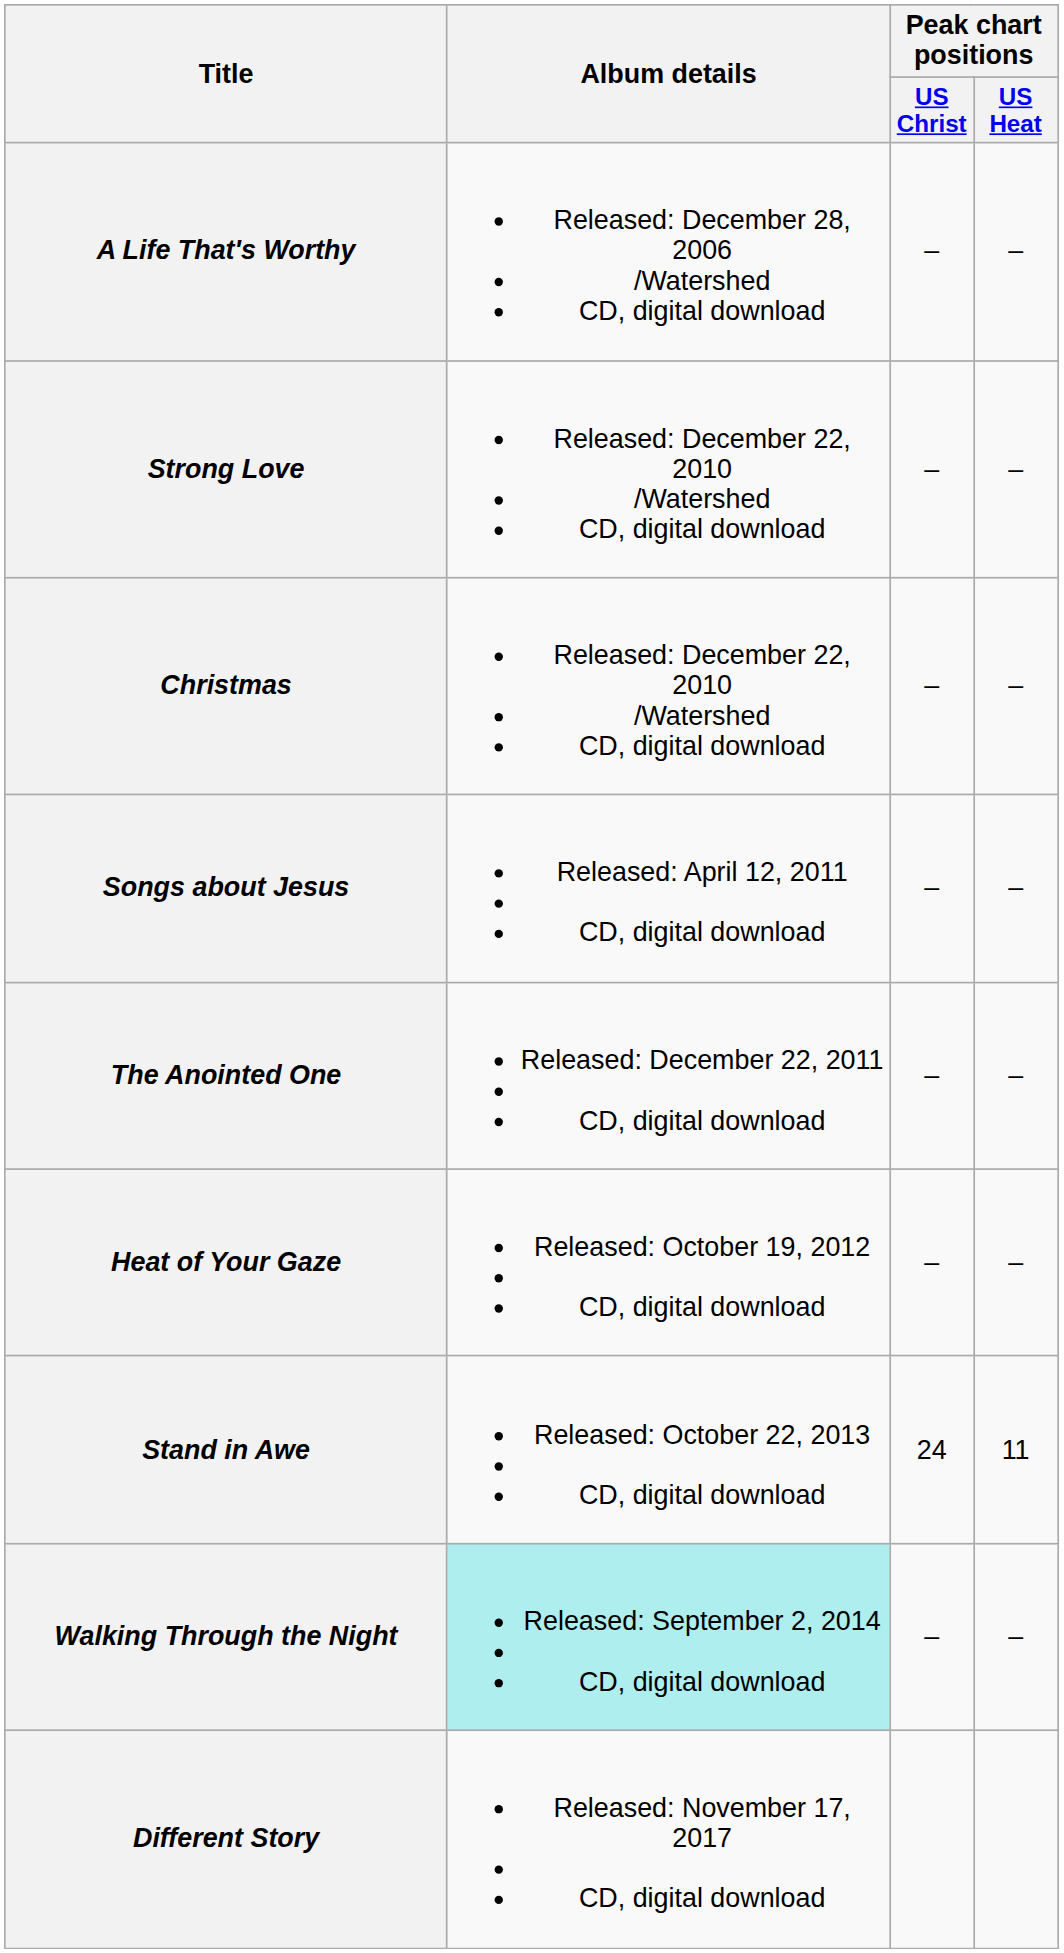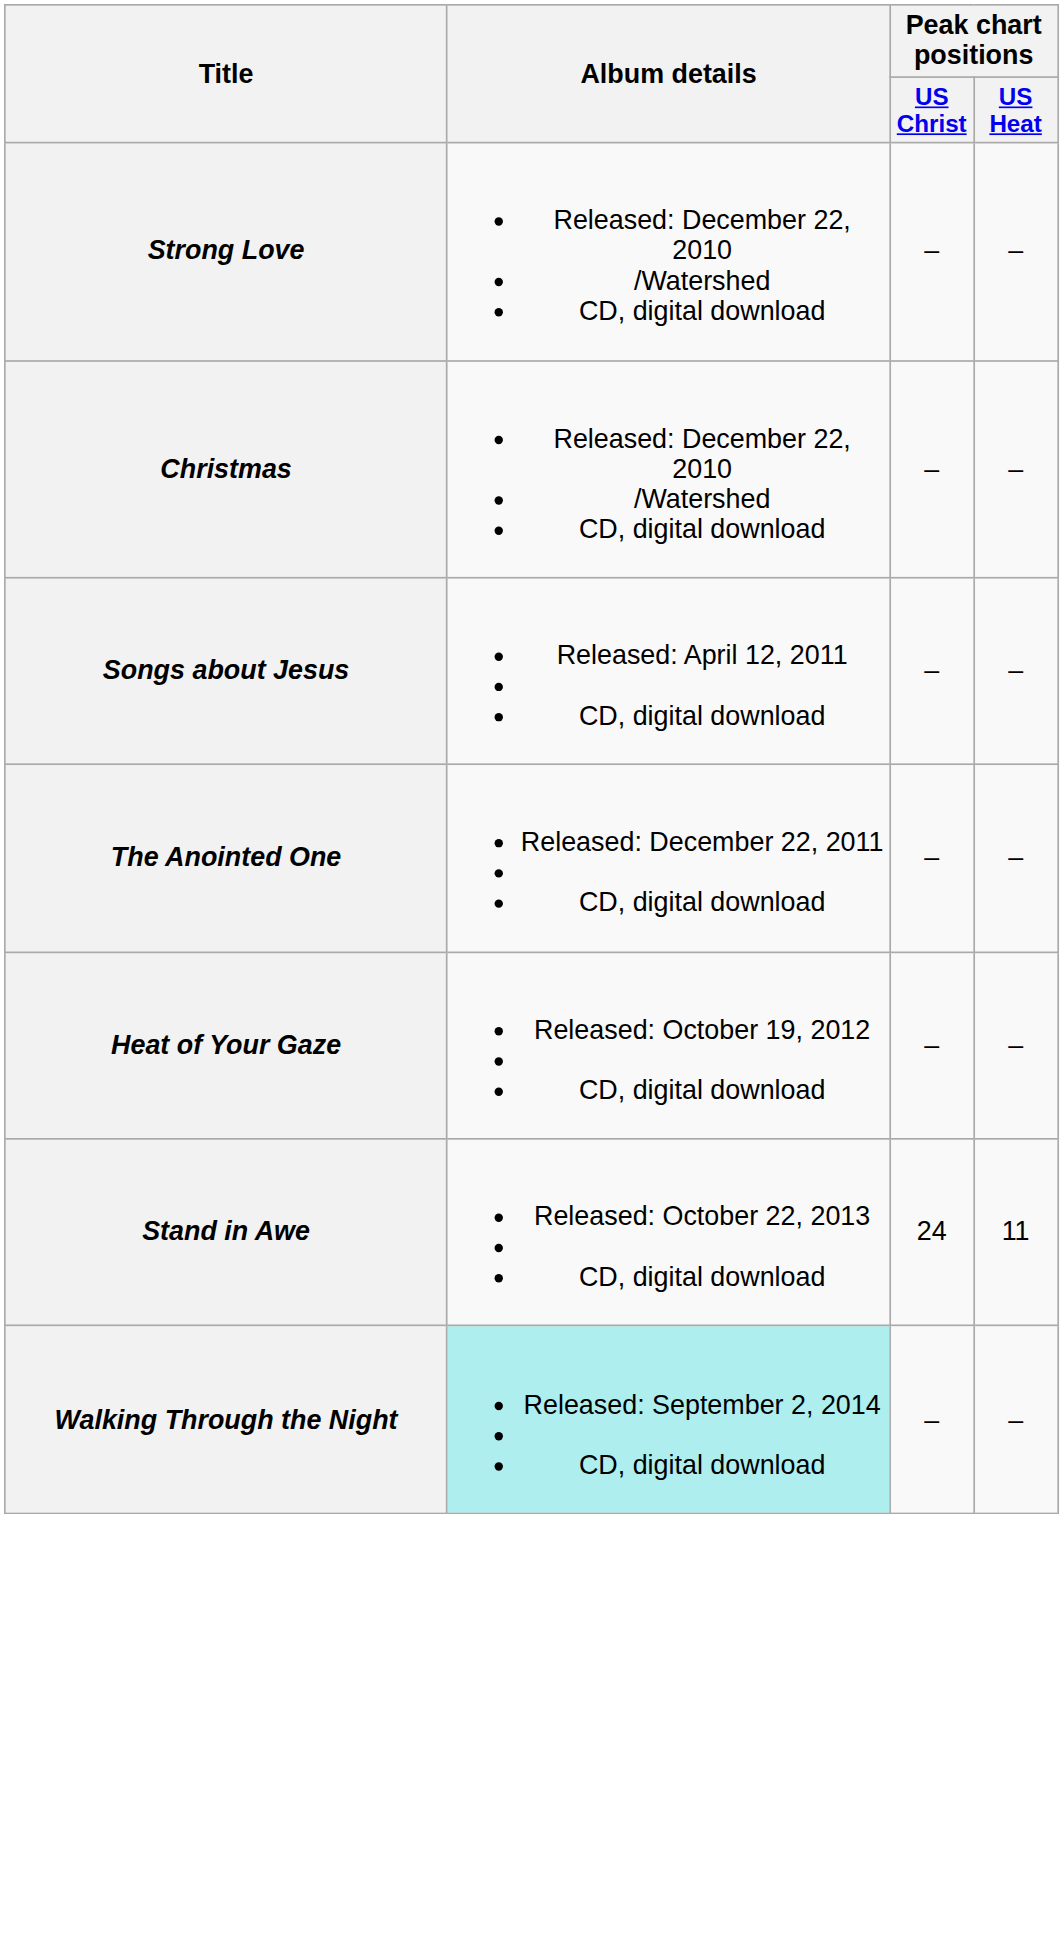- row: (226, 251)
- row: (226, 1839)
